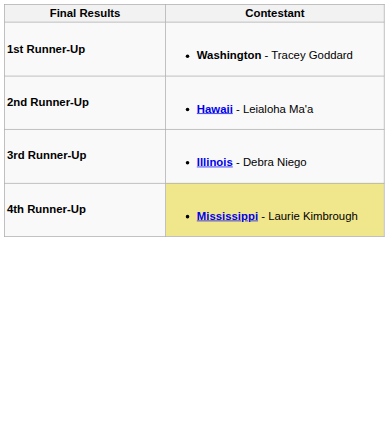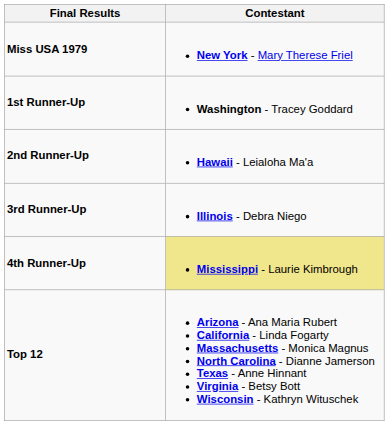+ row: (47, 49)
+ row: (25, 355)
